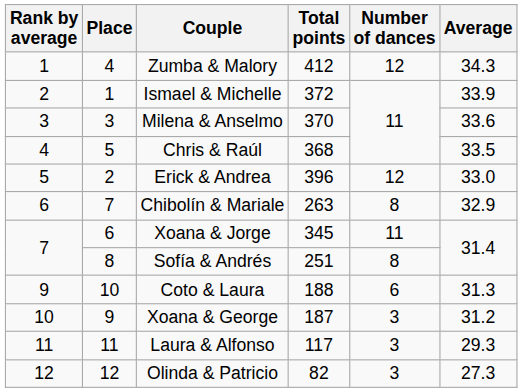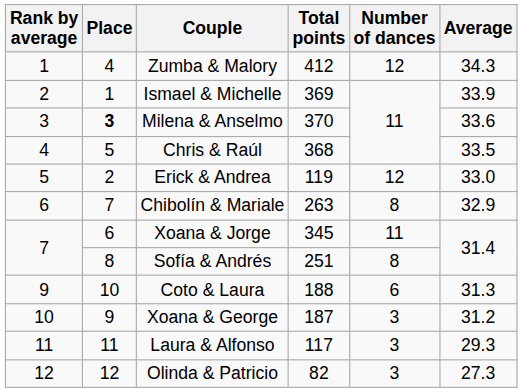(319, 94) 372 -> (319, 94) 369
(109, 121) normal -> (109, 121) bold
(319, 177) 396 -> (319, 177) 119
